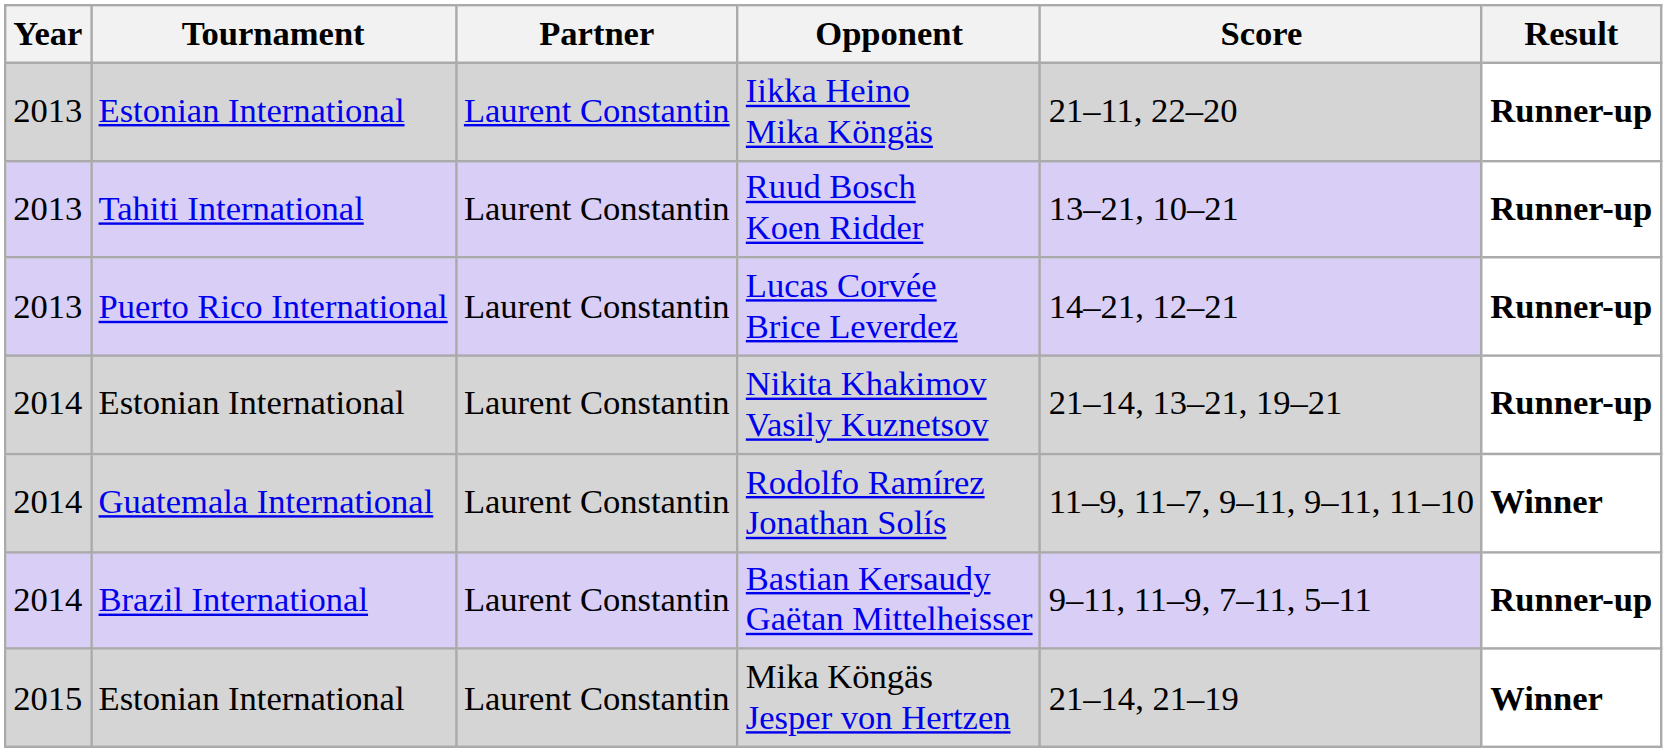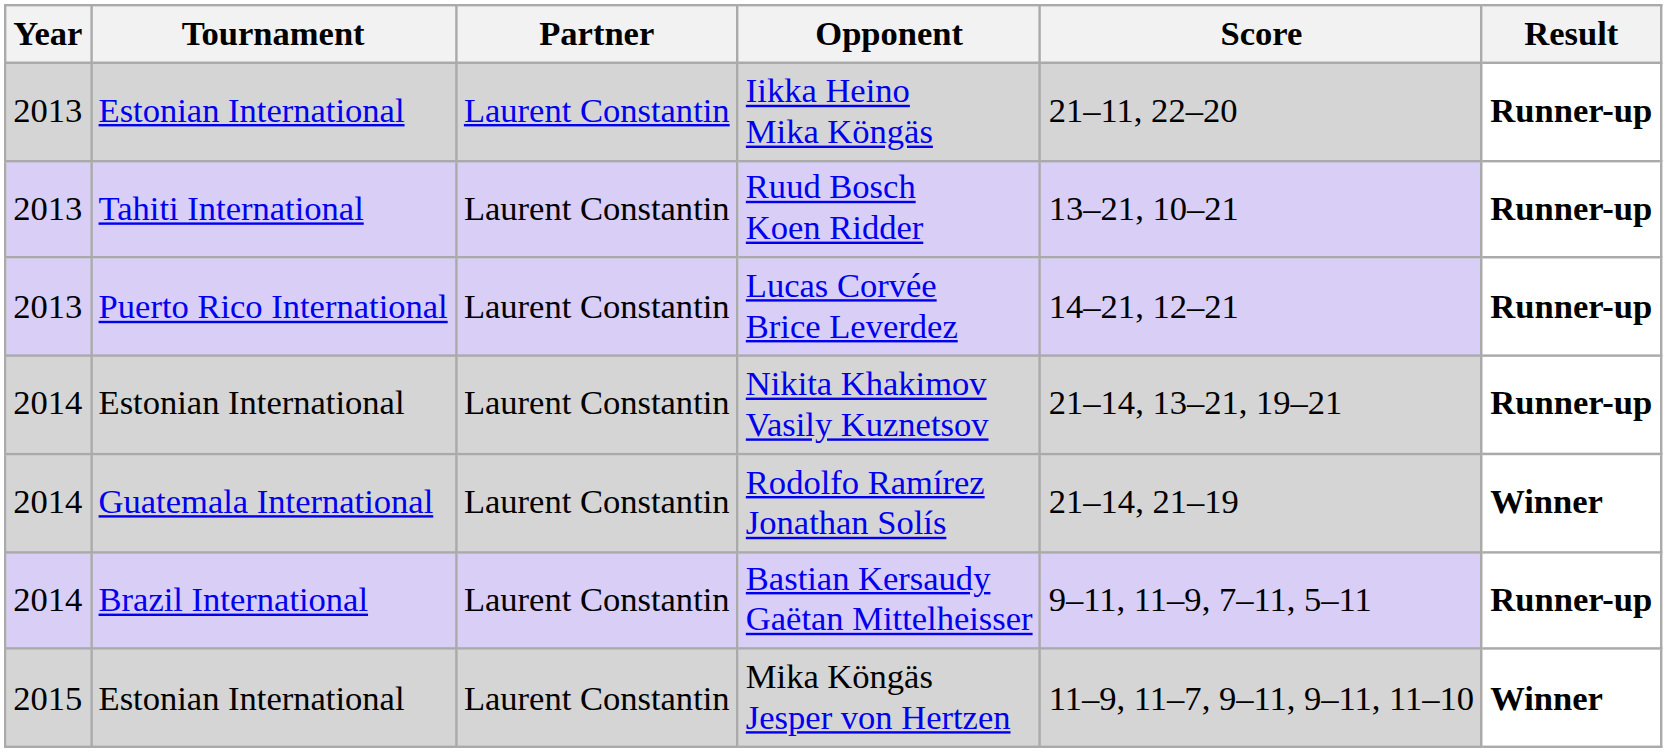(1261, 501) 11–9, 11–7, 9–11, 9–11, 11–10 -> (1144, 501) 21–14, 21–19
(1144, 697) 21–14, 21–19 -> (1261, 697) 11–9, 11–7, 9–11, 9–11, 11–10
